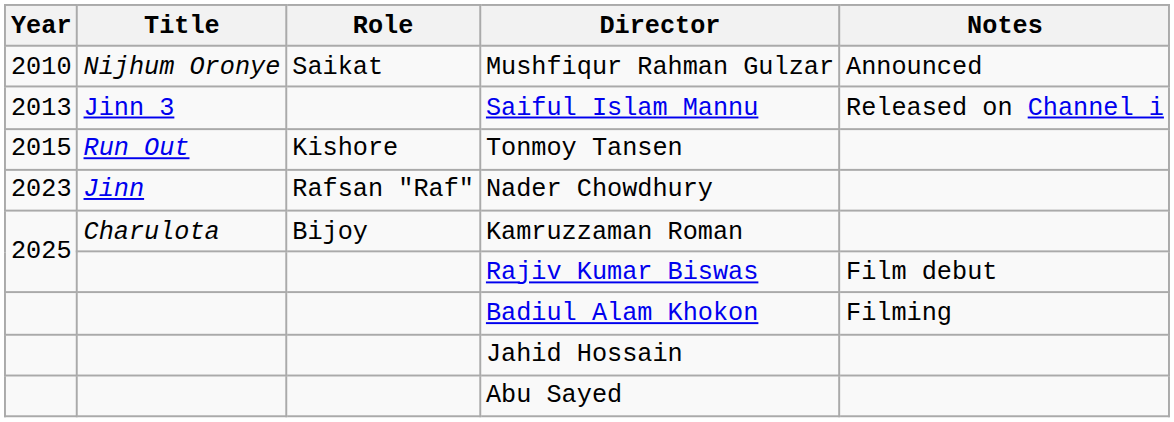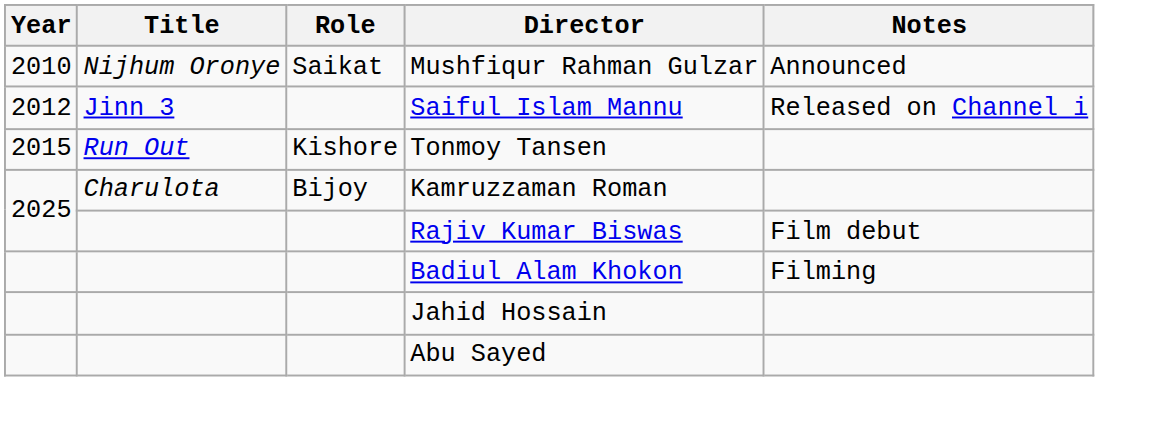(41, 108) 2013 -> (41, 108) 2012
- row: (599, 190)
